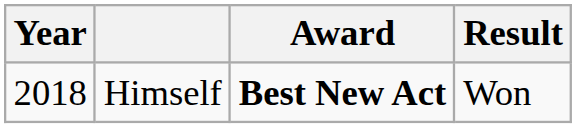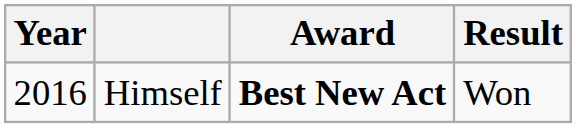(50, 91) 2018 -> (50, 91) 2016
